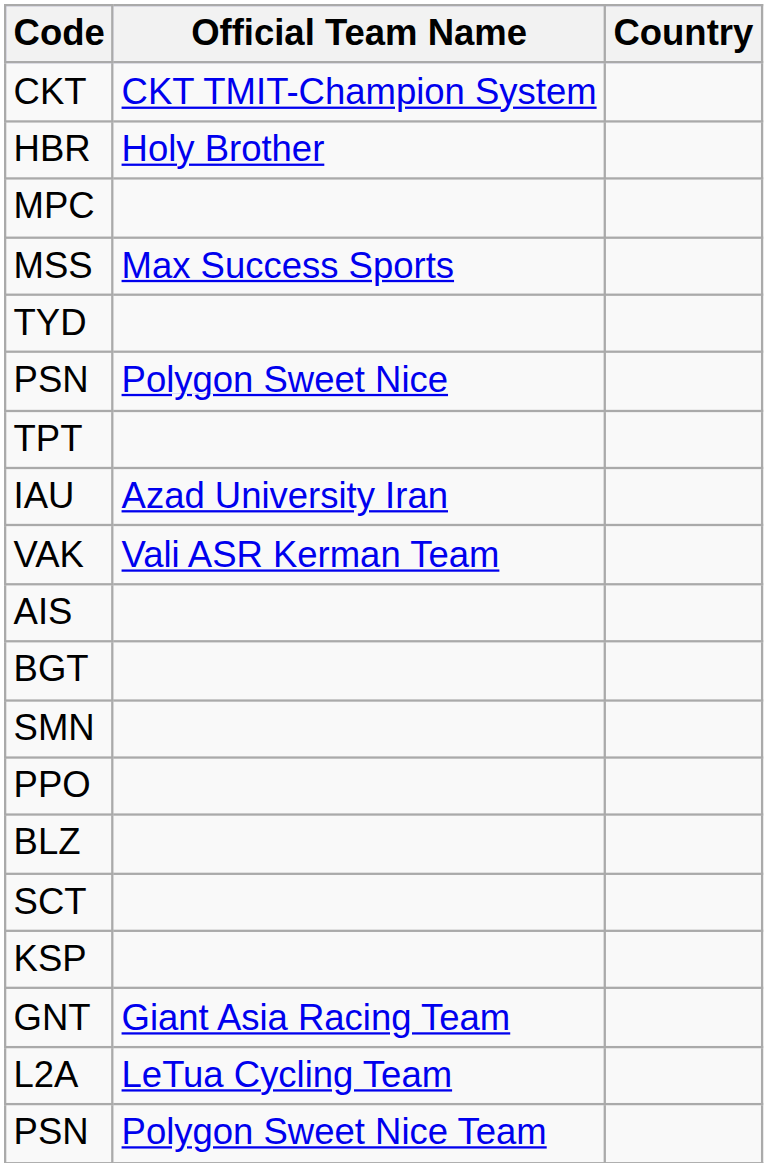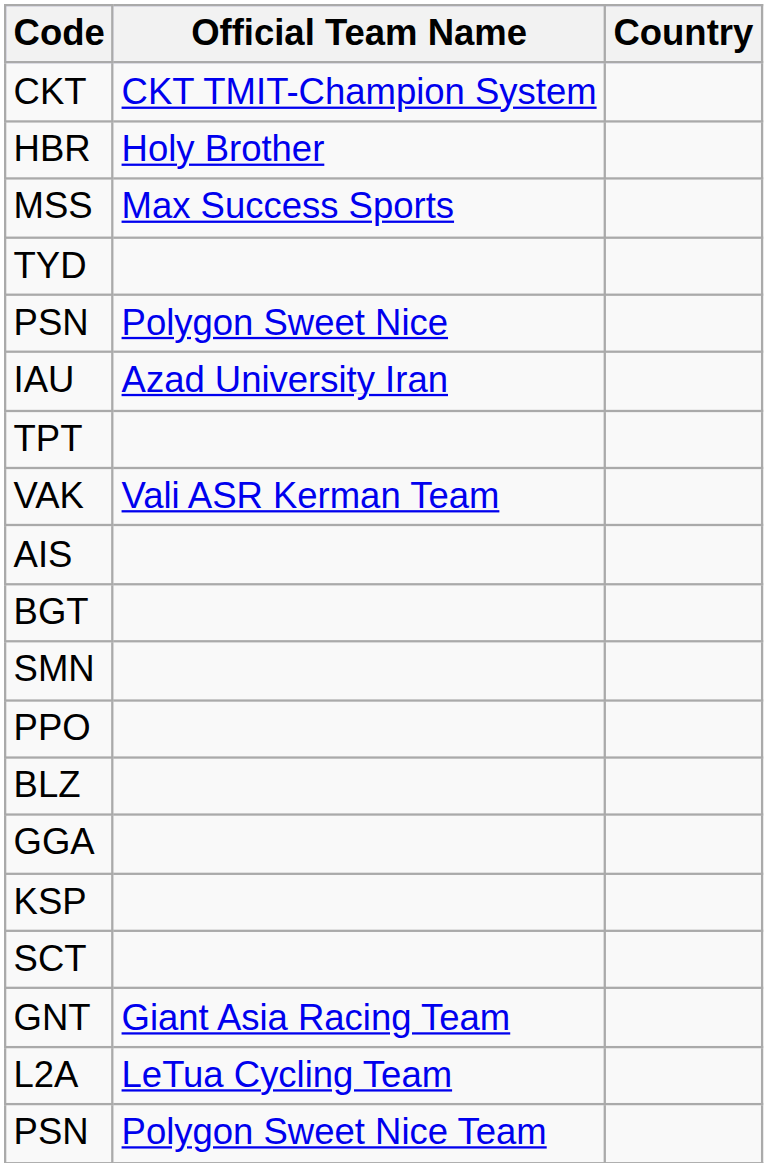- row: (54, 206)
rows swapped: (44, 496) <-> (48, 438)
+ row: (54, 843)
rows swapped: (50, 959) <-> (50, 901)
